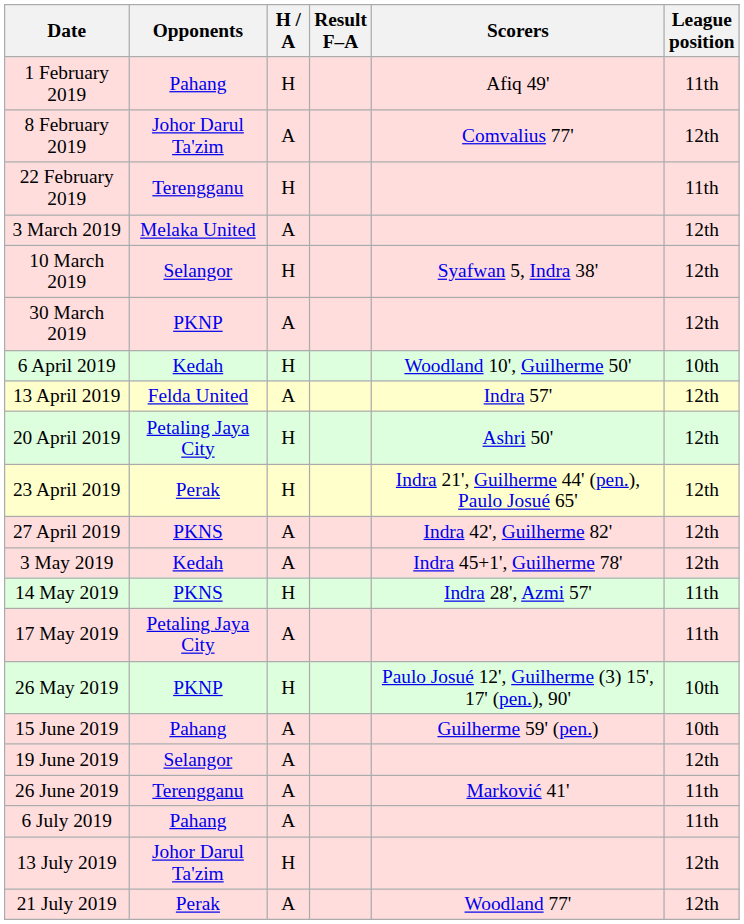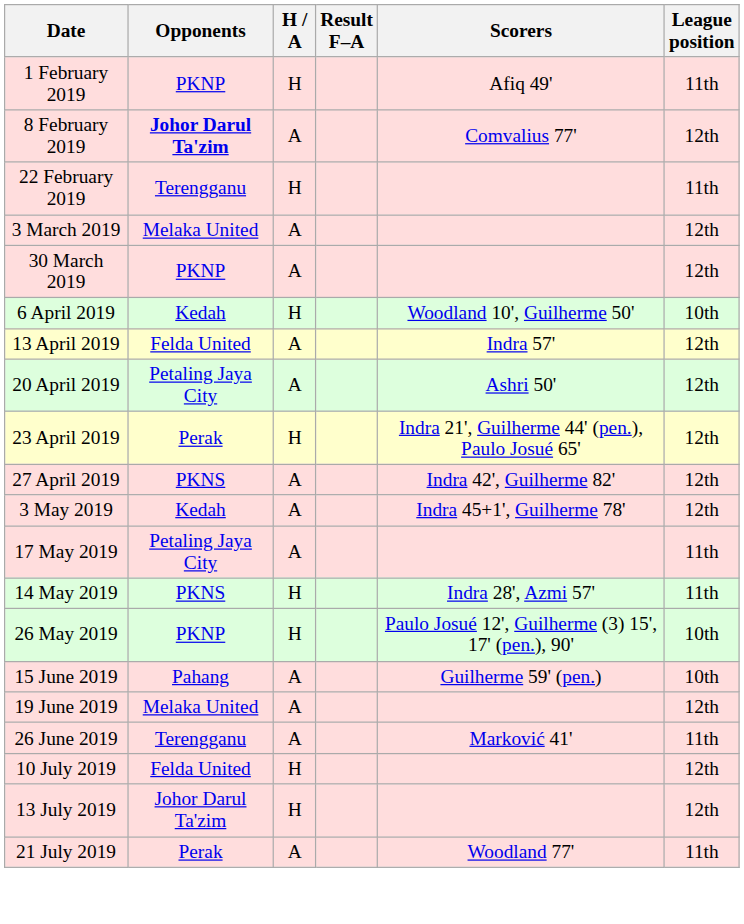(198, 83) Pahang -> (201, 83) PKNP
(198, 135) normal -> (201, 135) bold
- row: (67, 271)
(288, 437) H -> (295, 385) A
rows swapped: (67, 593) <-> (67, 634)
(198, 759) Selangor -> (201, 707) Melaka United
- row: (67, 821)
+ row: (66, 768)
(702, 904) 12th -> (702, 851) 11th
